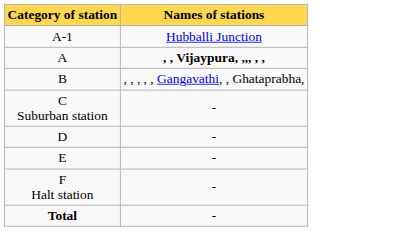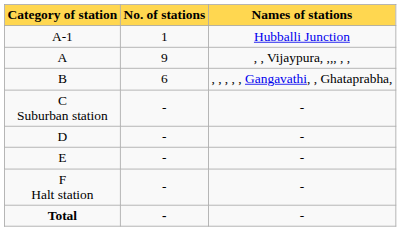+ column: (164, 15)
(214, 57) bold -> (302, 57) normal
